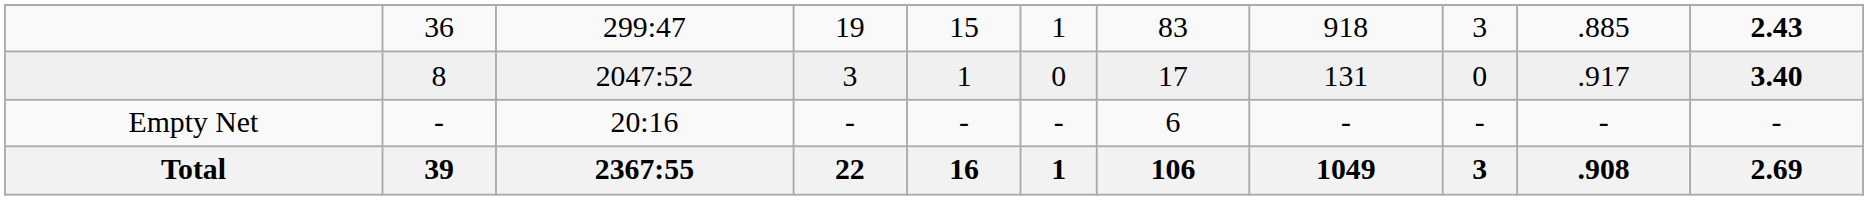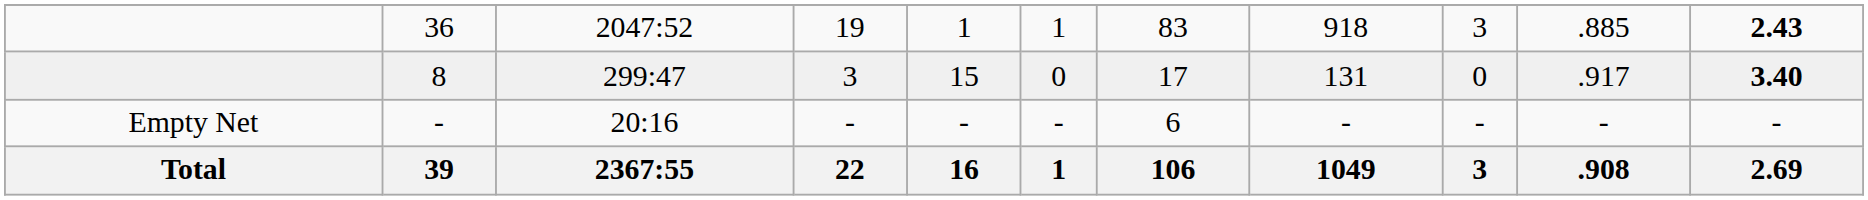(644, 28) 299:47 -> (644, 28) 2047:52
(964, 28) 15 -> (964, 28) 1
(644, 75) 2047:52 -> (644, 75) 299:47
(964, 75) 1 -> (964, 75) 15
